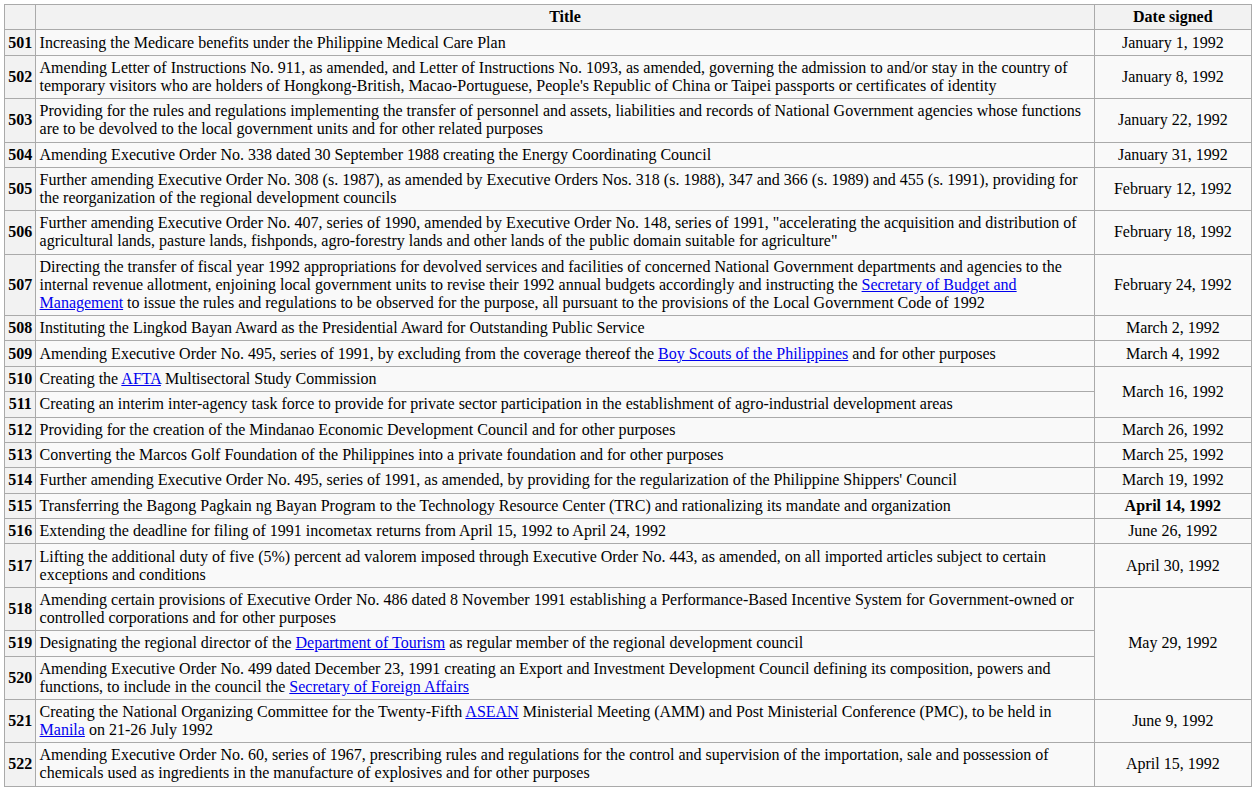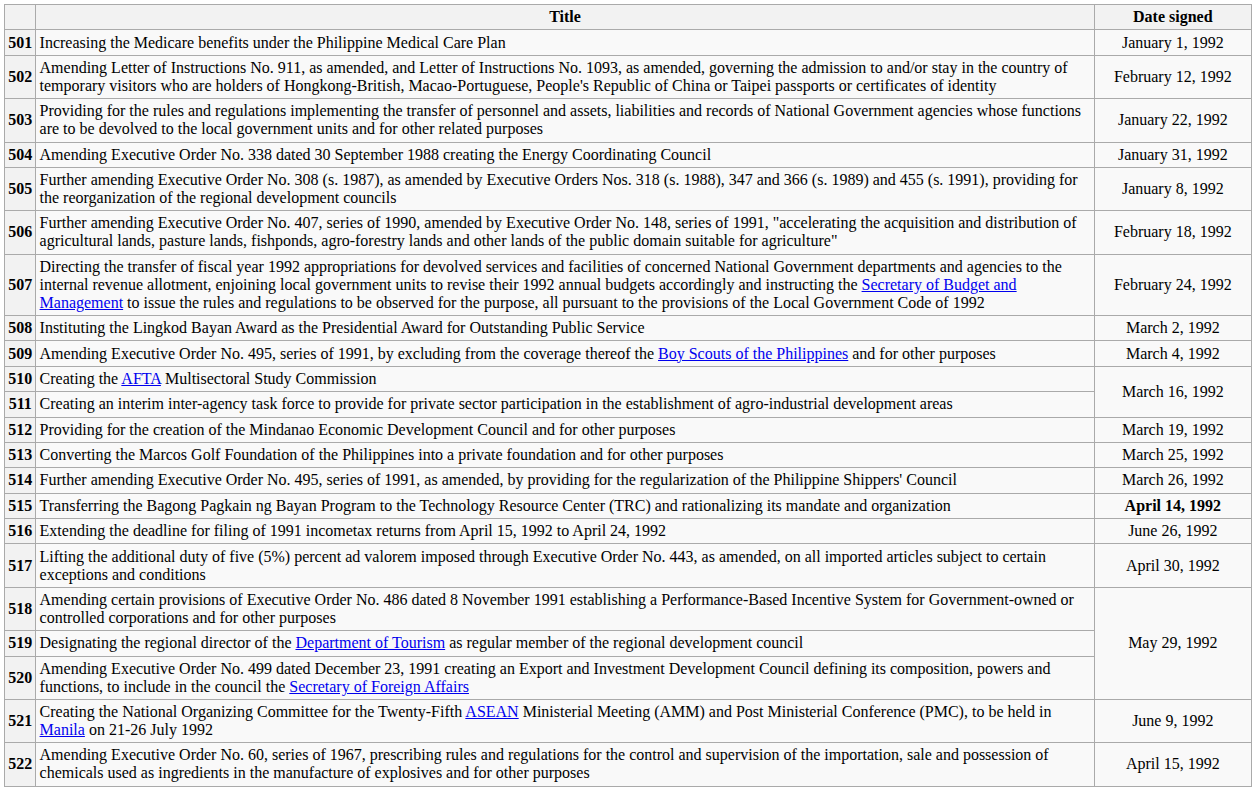(1173, 76) January 8, 1992 -> (1173, 76) February 12, 1992
(1173, 189) February 12, 1992 -> (1173, 189) January 8, 1992
(1173, 429) March 26, 1992 -> (1173, 429) March 19, 1992
(1173, 480) March 19, 1992 -> (1173, 480) March 26, 1992
